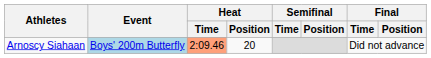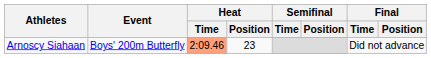(137, 46) lightblue background -> (137, 46) no background
(249, 46) 20 -> (249, 46) 23
